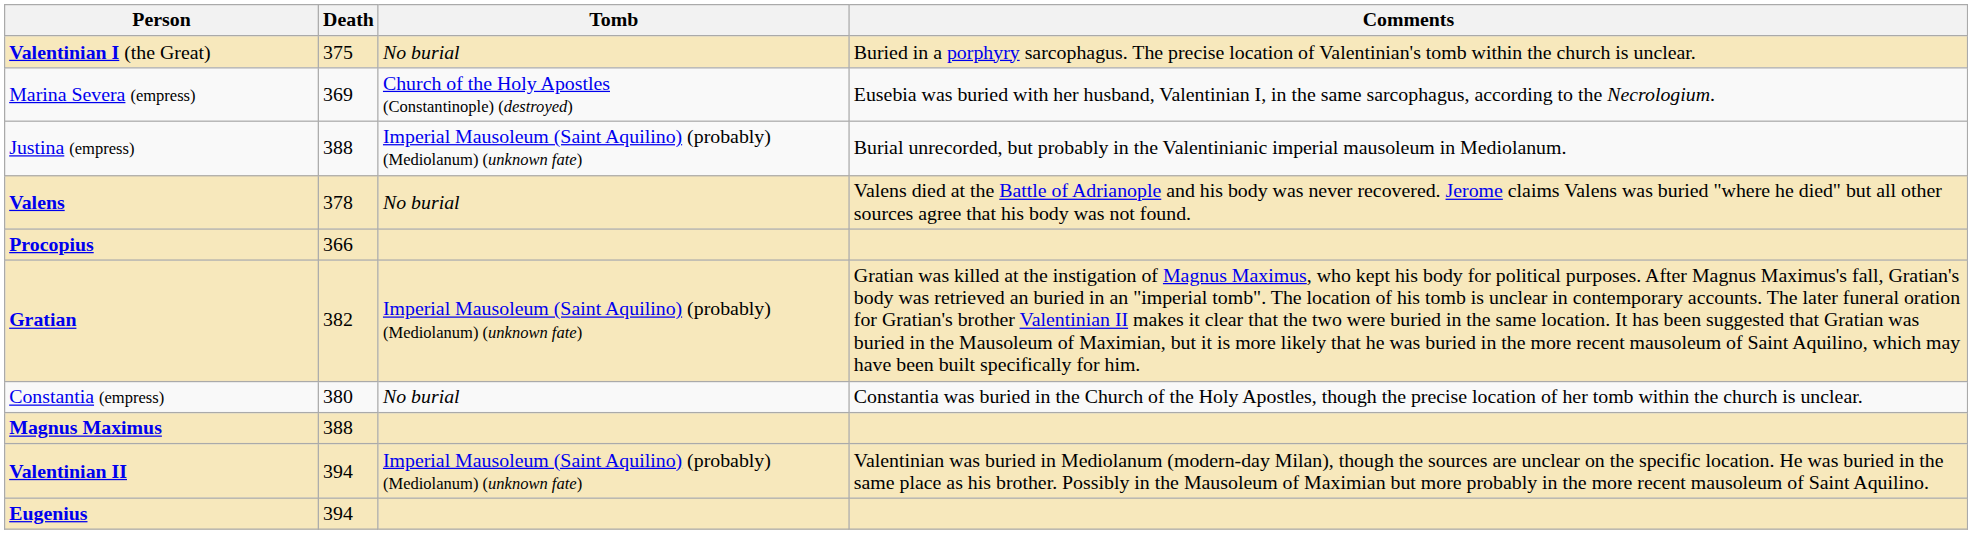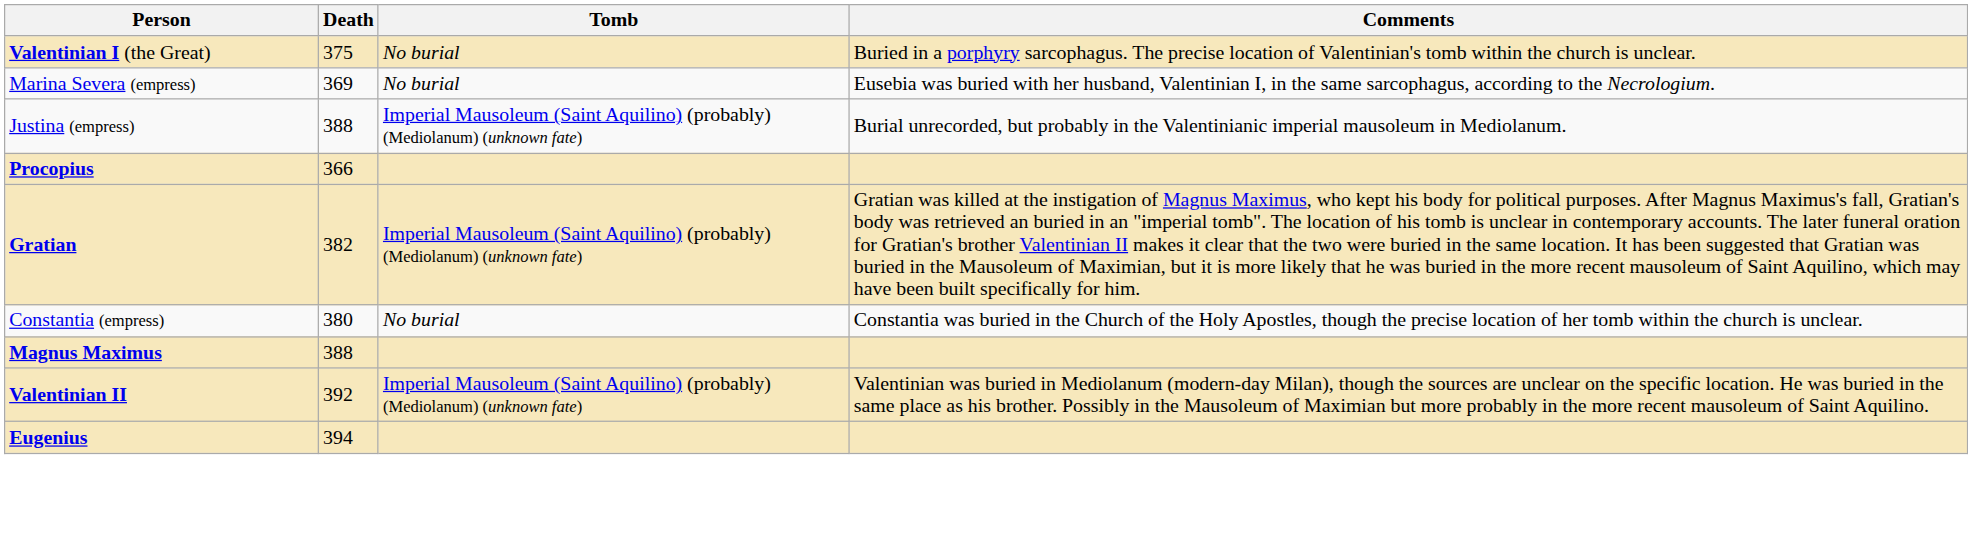(496, 94) Church of the Holy Apostles (Constantinople) (destroyed) -> (421, 83) No burial
- row: (37, 201)
(338, 470) 394 -> (338, 394) 392
